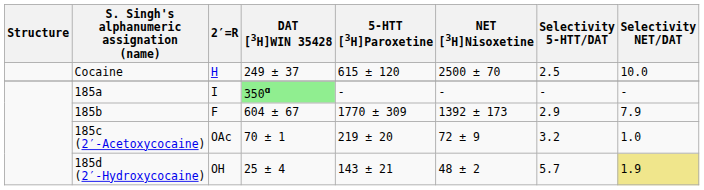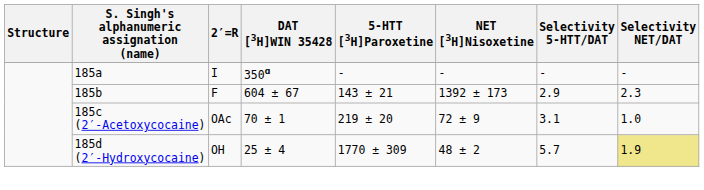- row: (99, 72)
(257, 92) lightgreen background -> (257, 73) no background
(372, 112) 1770 ± 309 -> (365, 94) 143 ± 21
(631, 112) 7.9 -> (631, 94) 2.3
(550, 137) 3.2 -> (550, 119) 3.1
(365, 169) 143 ± 21 -> (372, 151) 1770 ± 309
